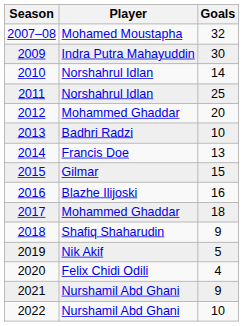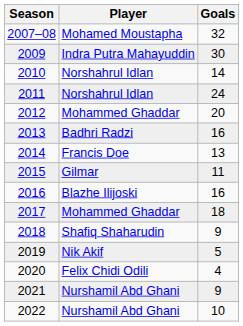(218, 93) 25 -> (218, 93) 24
(218, 133) 10 -> (218, 133) 16
(218, 172) 15 -> (218, 172) 11
